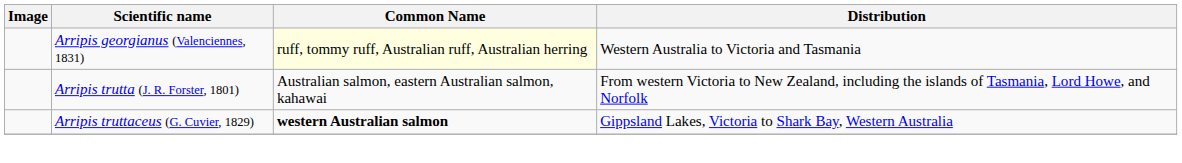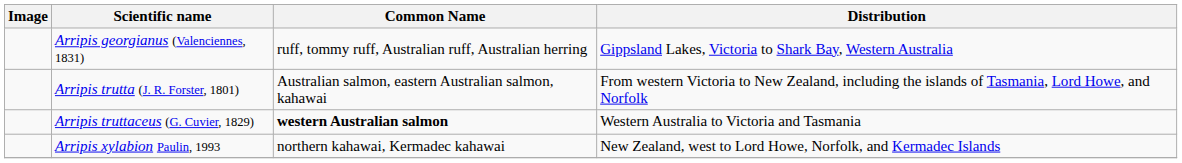(432, 48) lightyellow background -> (432, 48) no background
(730, 48) Western Australia to Victoria and Tasmania -> (777, 48) Gippsland Lakes, Victoria to Shark Bay, Western Australia
(777, 121) Gippsland Lakes, Victoria to Shark Bay, Western Australia -> (730, 121) Western Australia to Victoria and Tasmania
+ row: (138, 145)
